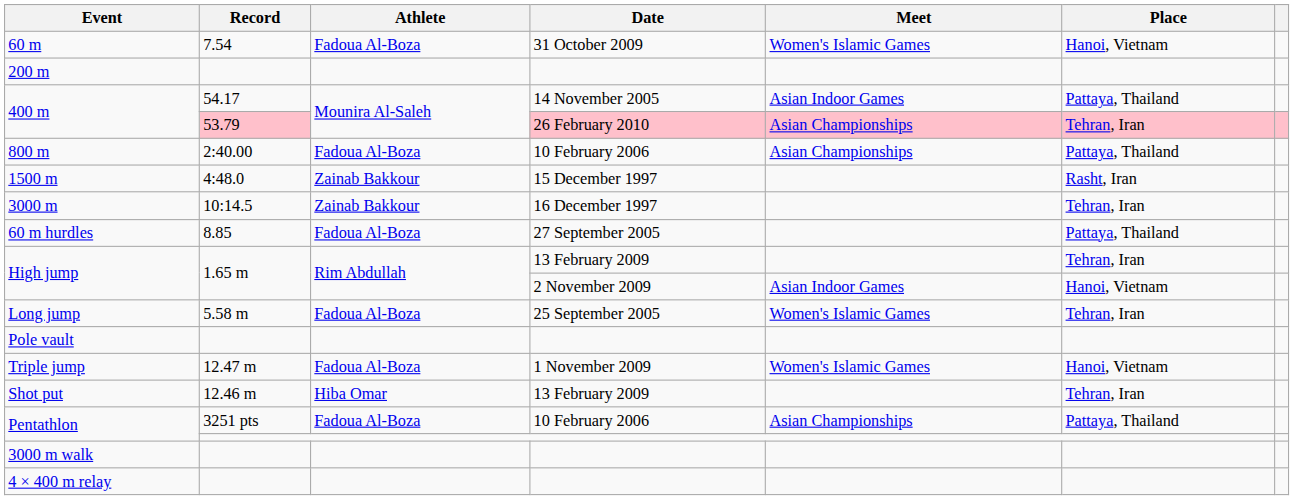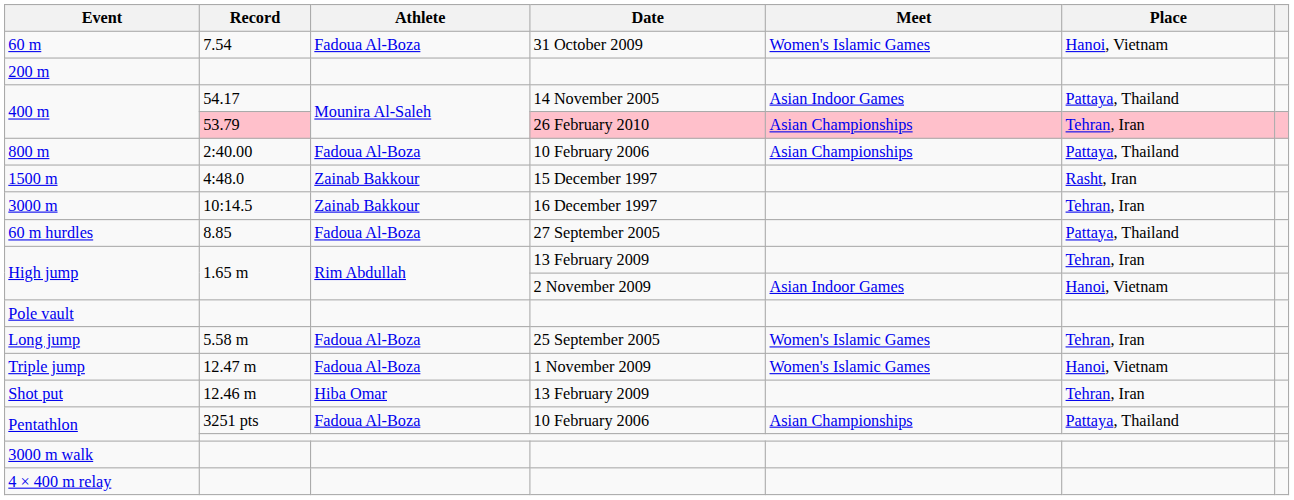rows swapped: (41, 339) <-> (44, 313)
